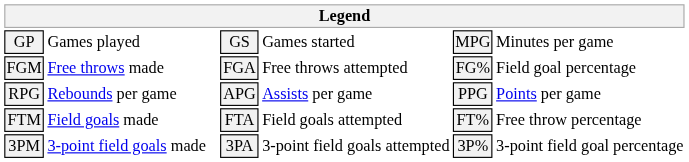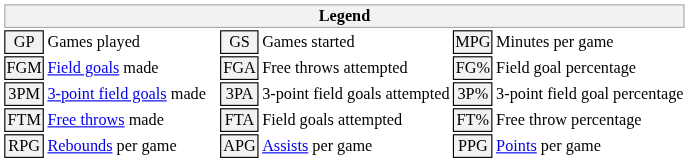(106, 68) Free throws made -> (103, 68) Field goals made
rows swapped: (24, 146) <-> (24, 94)
(103, 120) Field goals made -> (106, 120) Free throws made
